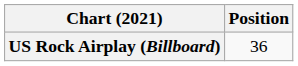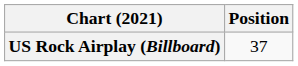(259, 46) 36 -> (259, 46) 37
